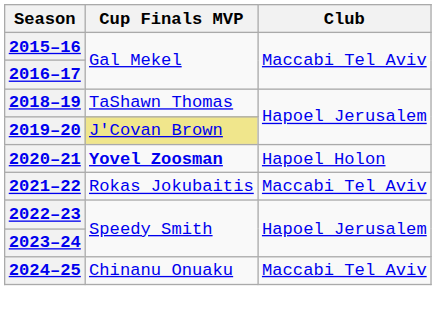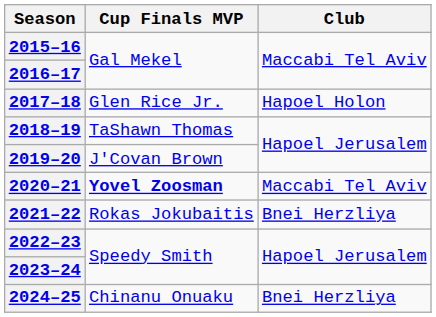+ row: (45, 103)
(156, 131) khaki background -> (156, 158) no background
(324, 158) Hapoel Holon -> (344, 186) Maccabi Tel Aviv
(344, 186) Maccabi Tel Aviv -> (329, 214) Bnei Herzliya
(344, 270) Maccabi Tel Aviv -> (329, 298) Bnei Herzliya
